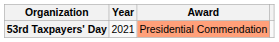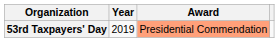(123, 29) 2021 -> (123, 29) 2019
